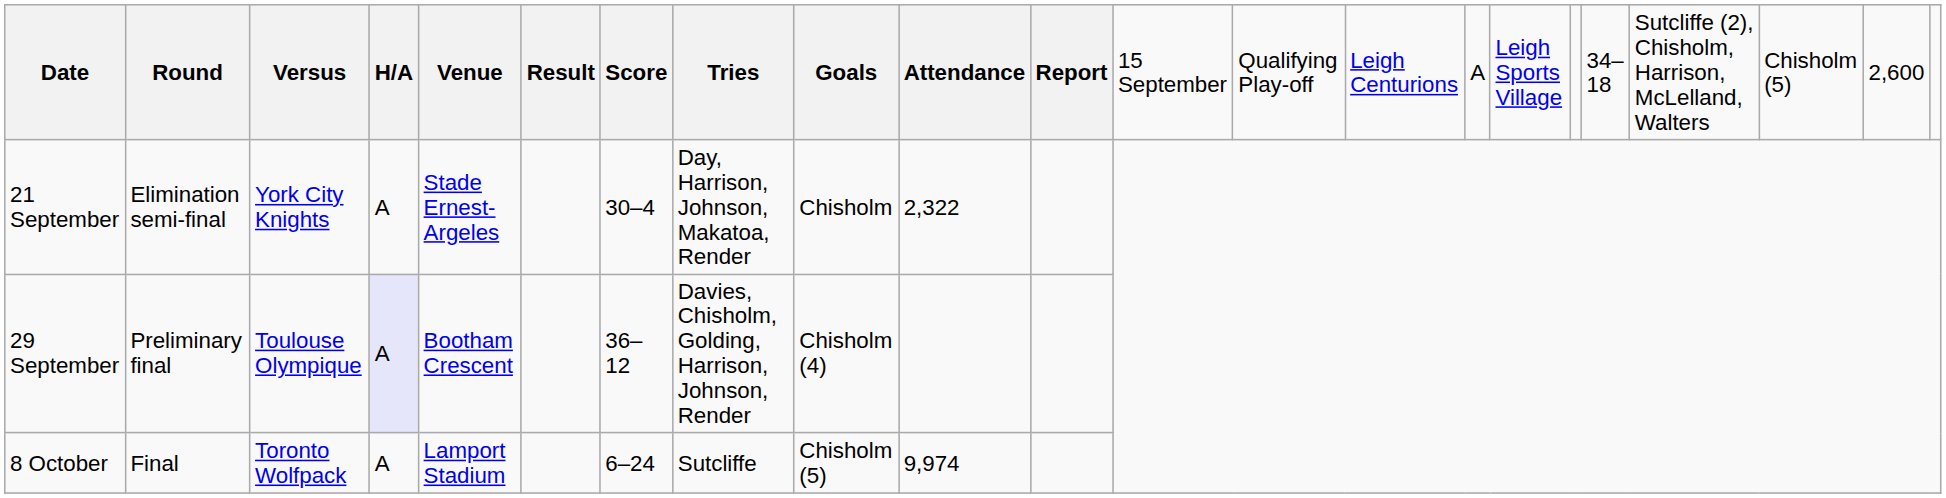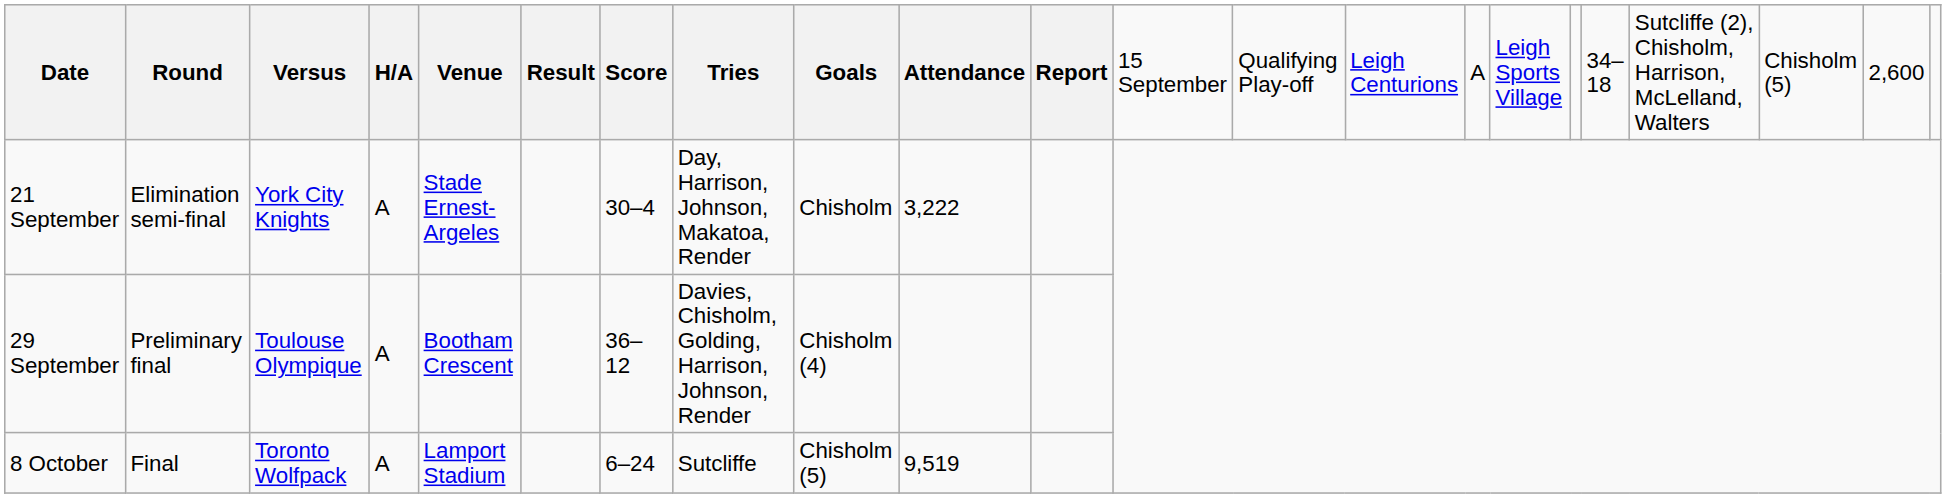(932, 207) 2,322 -> (932, 207) 3,222
(382, 354) lavender background -> (382, 354) no background
(932, 463) 9,974 -> (932, 463) 9,519
